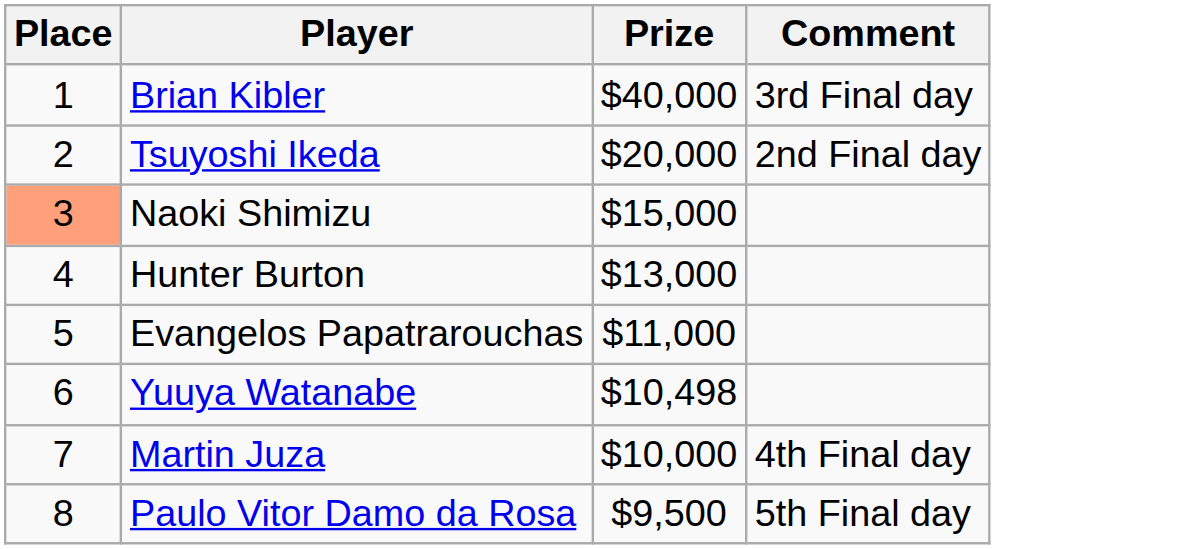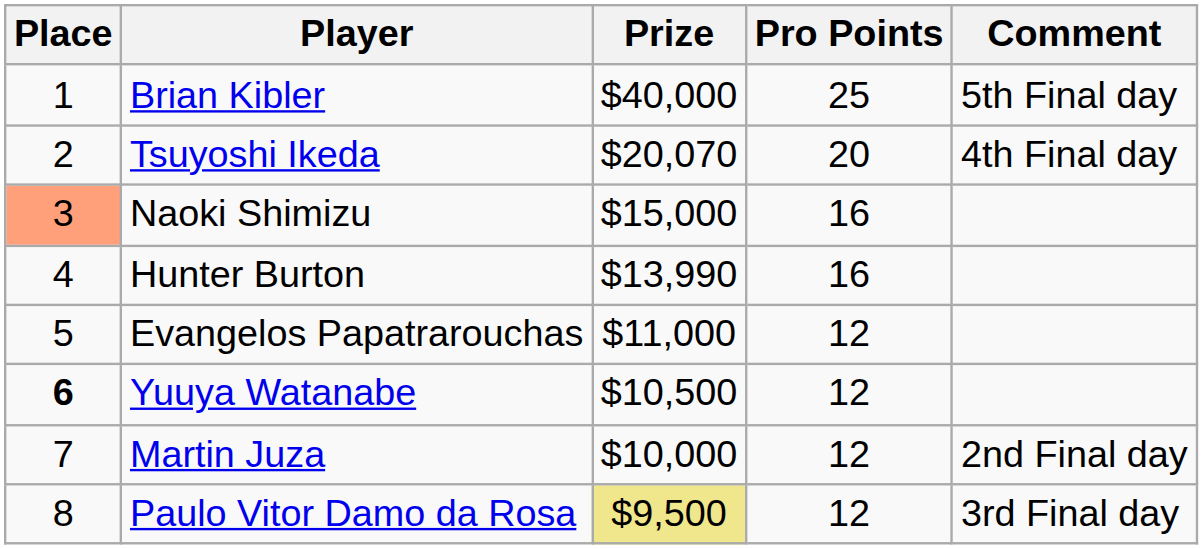+ column: (849, 34)
(864, 94) 3rd Final day -> (1069, 94) 5th Final day
(669, 154) $20,000 -> (669, 154) $20,070
(868, 154) 2nd Final day -> (1069, 154) 4th Final day
(669, 273) $13,000 -> (669, 273) $13,990
(63, 393) normal -> (63, 393) bold
(669, 393) $10,498 -> (669, 393) $10,500
(863, 453) 4th Final day -> (1074, 453) 2nd Final day
(669, 513) no background -> (669, 513) khaki background
(863, 513) 5th Final day -> (1070, 513) 3rd Final day
